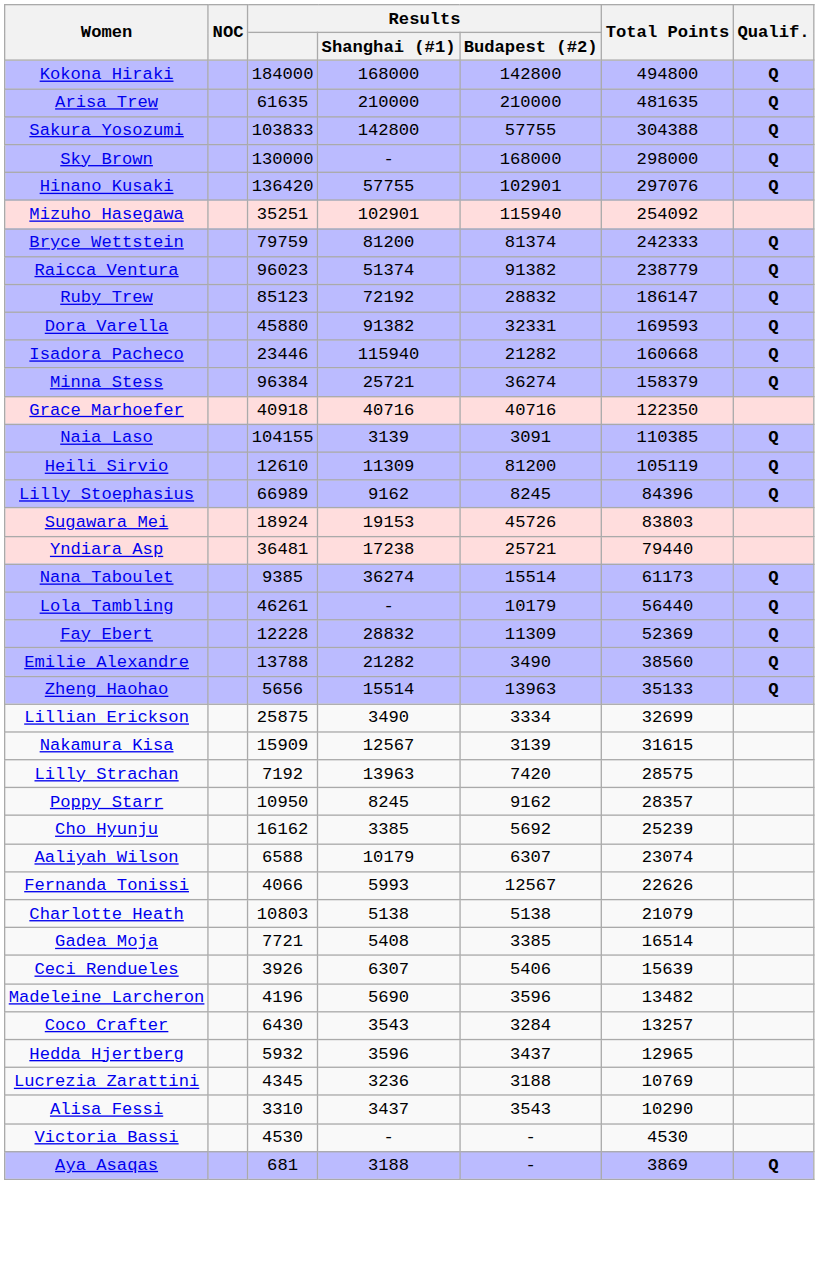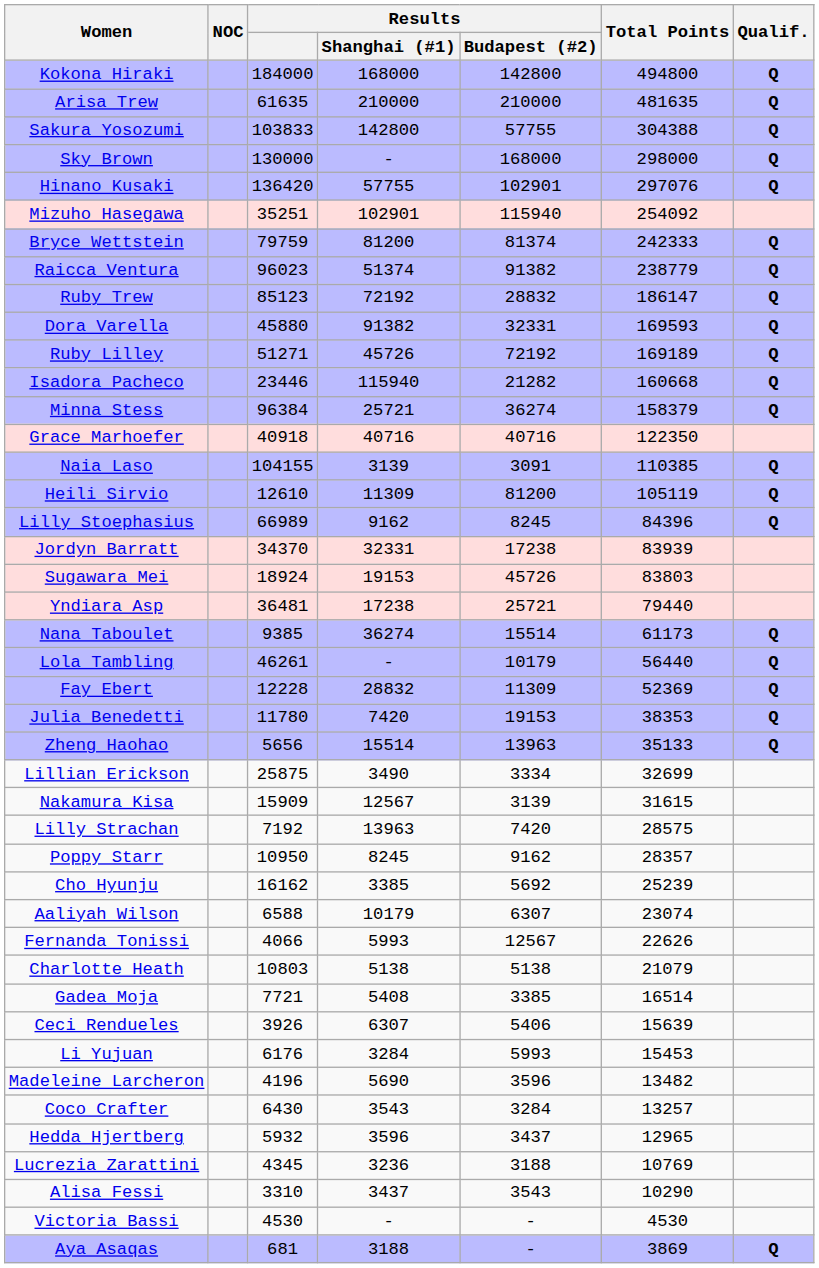+ row: (107, 354)
+ row: (107, 550)
- row: (107, 662)
+ row: (107, 718)
+ row: (107, 1053)
